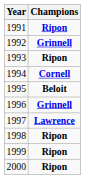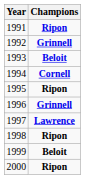(54, 58) Ripon -> (54, 58) Beloit
(54, 89) Beloit -> (54, 89) Ripon
(54, 151) Ripon -> (54, 151) Beloit
